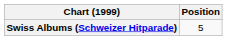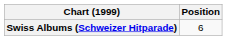(201, 27) 5 -> (201, 27) 6
